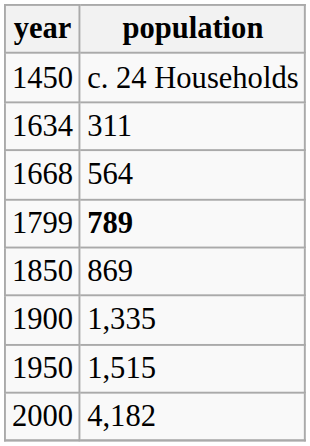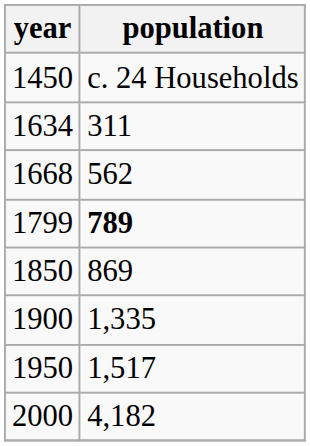(110, 174) 564 -> (110, 174) 562
(122, 367) 1,515 -> (122, 367) 1,517
